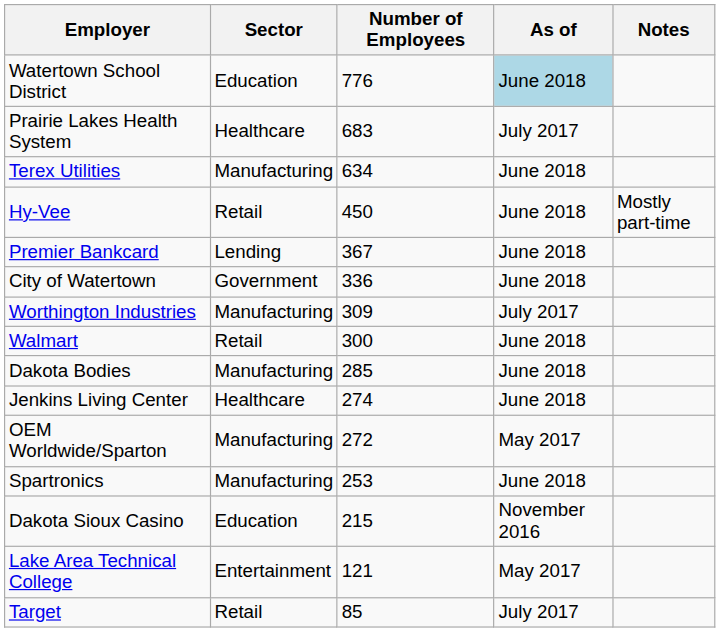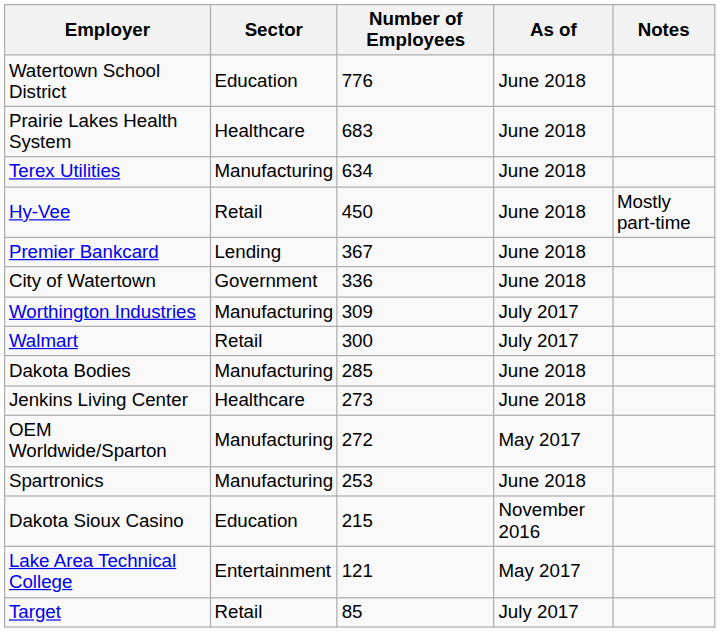(542, 80) lightblue background -> (542, 80) no background
(539, 131) July 2017 -> (542, 131) June 2018
(542, 341) June 2018 -> (539, 341) July 2017
(357, 400) 274 -> (357, 400) 273
